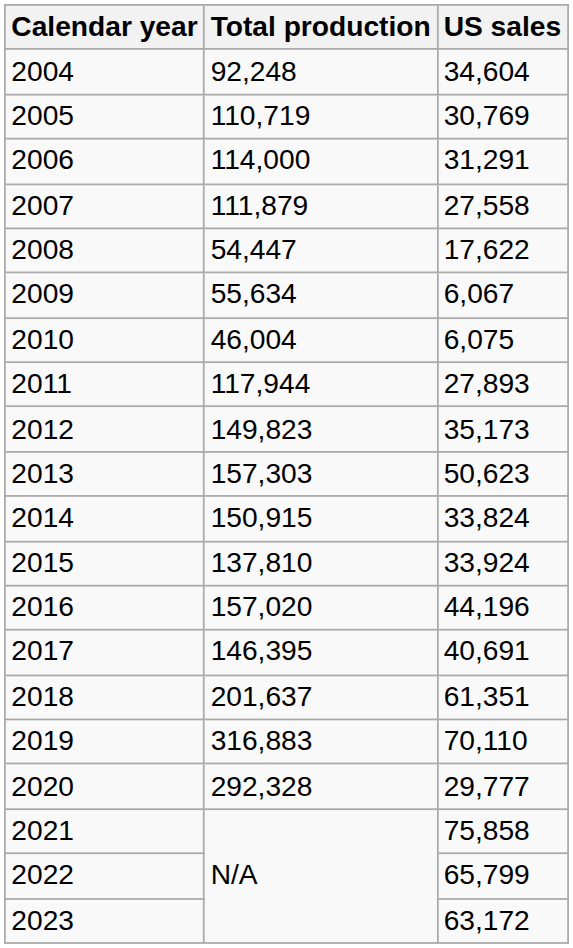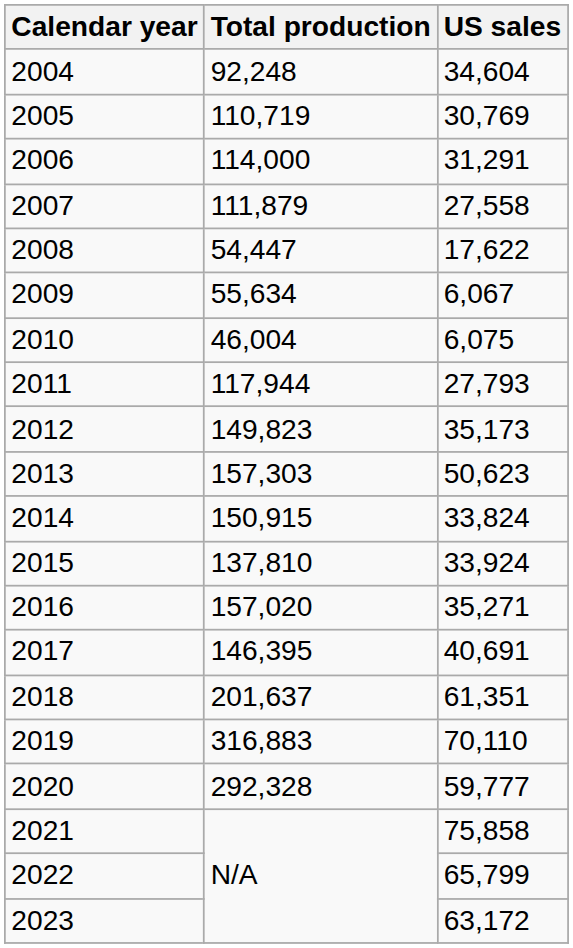(487, 384) 27,893 -> (487, 384) 27,793
(487, 607) 44,196 -> (487, 607) 35,271
(487, 786) 29,777 -> (487, 786) 59,777
